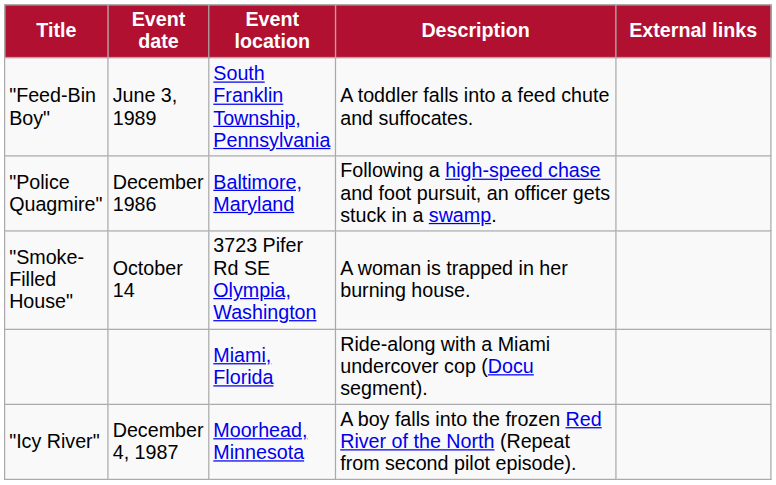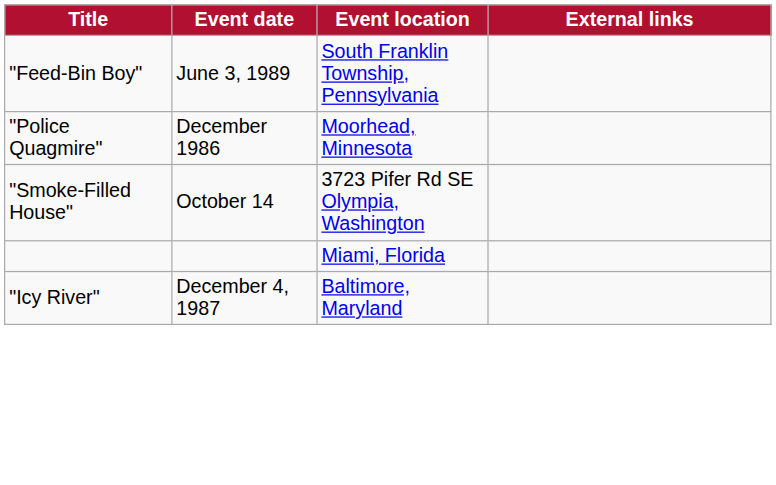- column: (476, 31)
(258, 193) Baltimore, Maryland -> (368, 137) Moorhead, Minnesota
(260, 441) Moorhead, Minnesota -> (366, 297) Baltimore, Maryland
